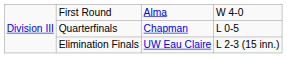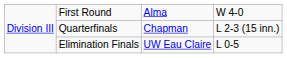(228, 28) L 0-5 -> (248, 28) L 2-3 (15 inn.)
(248, 45) L 2-3 (15 inn.) -> (228, 45) L 0-5
